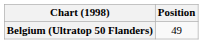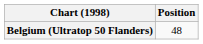(177, 30) 49 -> (177, 30) 48
